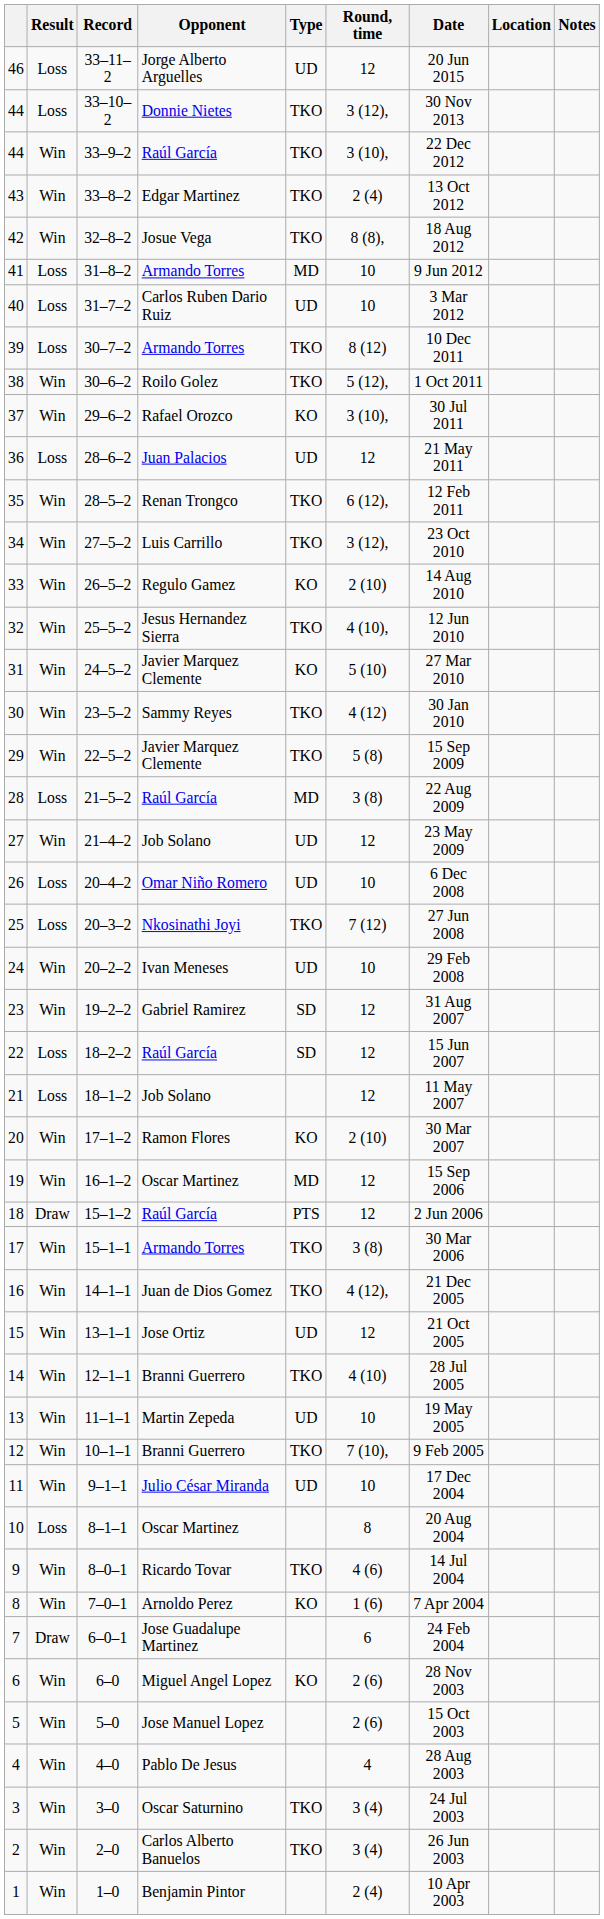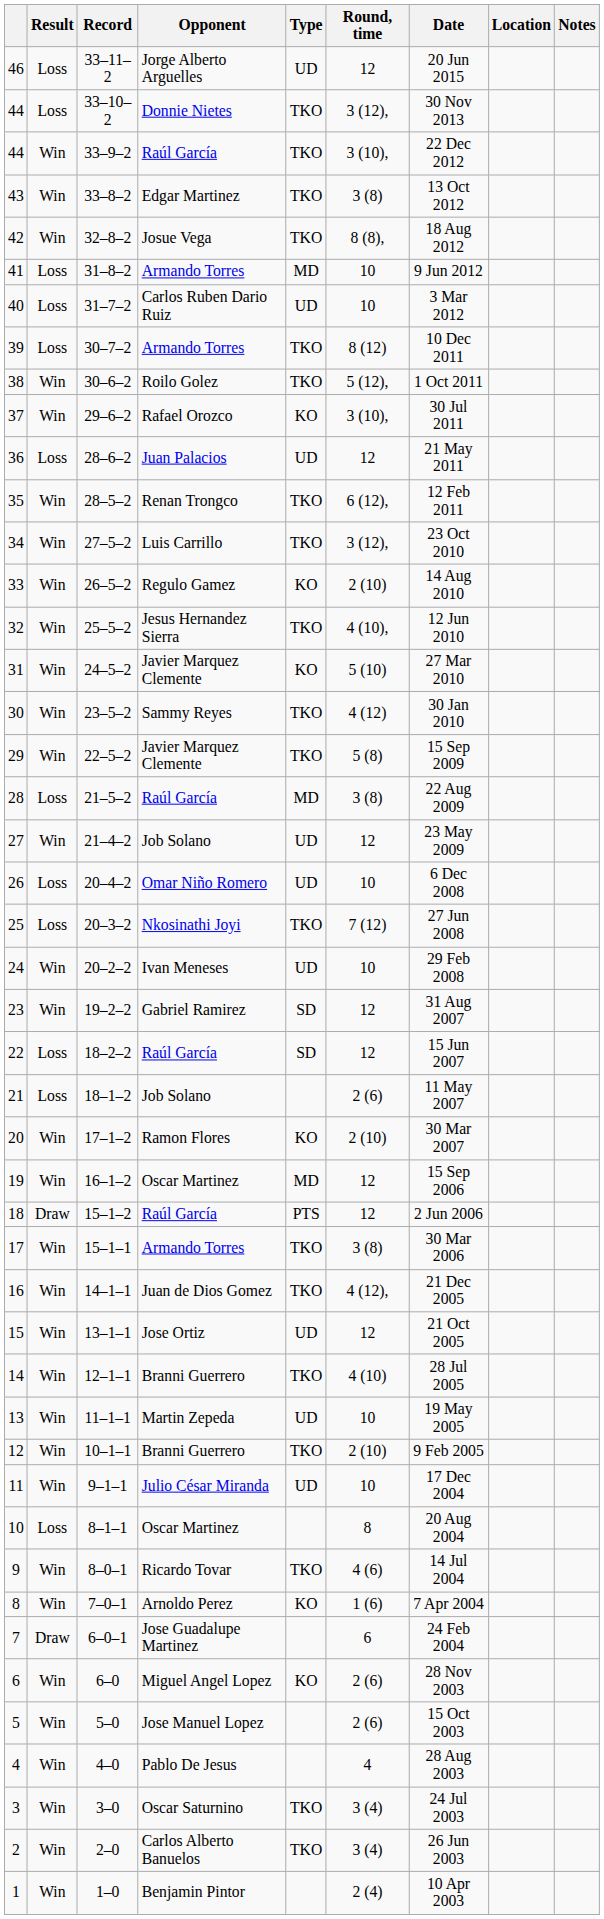(367, 195) 2 (4) -> (367, 195) 3 (8)
(367, 1095) 12 -> (367, 1095) 2 (6)
(367, 1451) 7 (10), -> (367, 1451) 2 (10)
